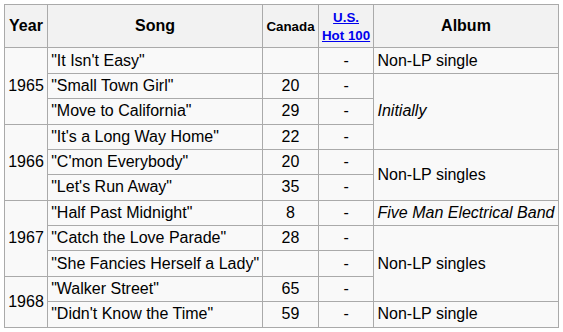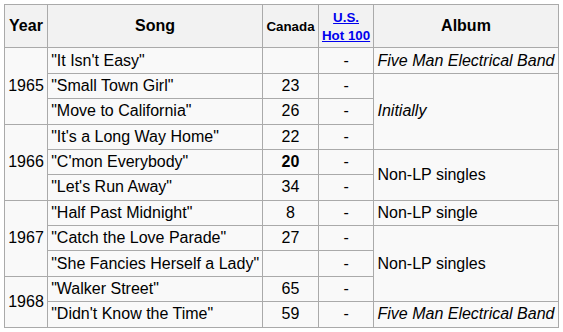(428, 60) Non-LP single -> (466, 60) Five Man Electrical Band
(291, 85) 20 -> (291, 85) 23
(291, 111) 29 -> (291, 111) 26
(291, 162) normal -> (291, 162) bold
(291, 187) 35 -> (291, 187) 34
(466, 212) Five Man Electrical Band -> (428, 212) Non-LP single
(291, 238) 28 -> (291, 238) 27
(428, 314) Non-LP single -> (466, 314) Five Man Electrical Band
